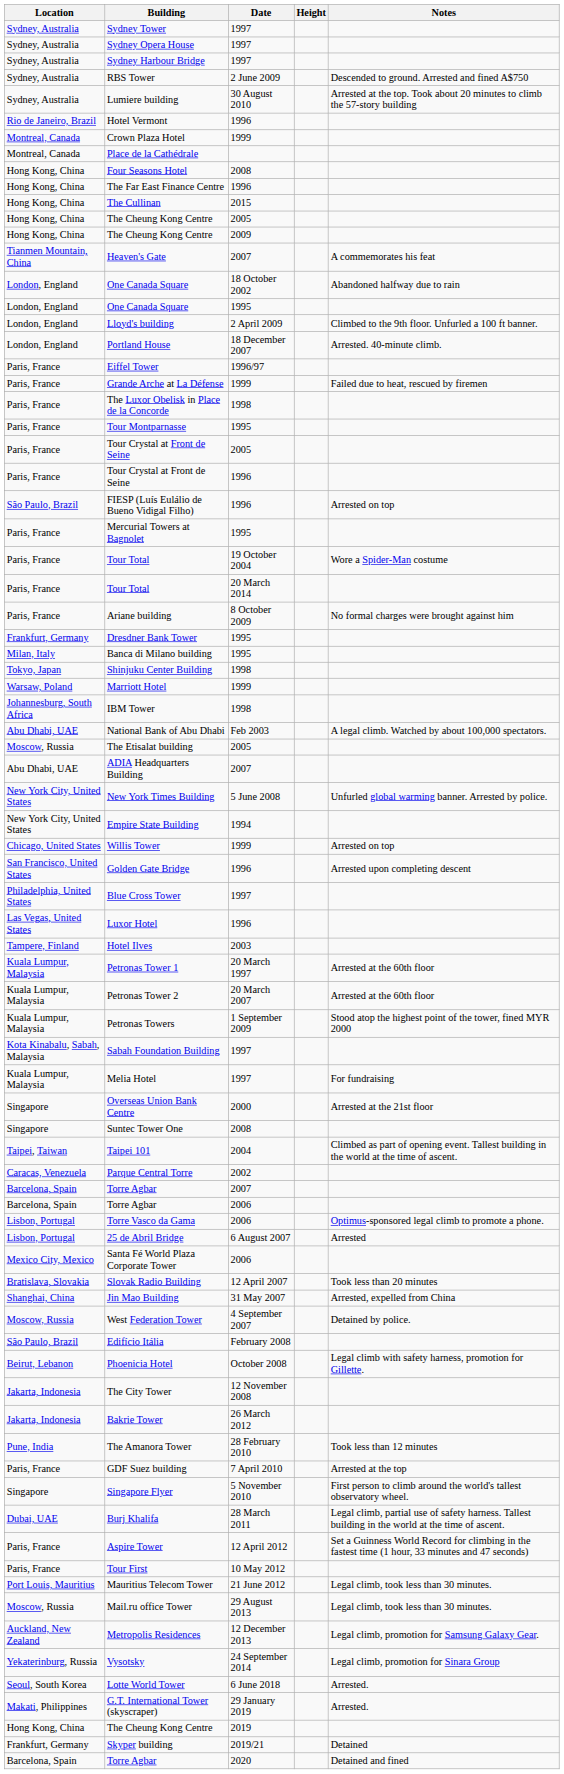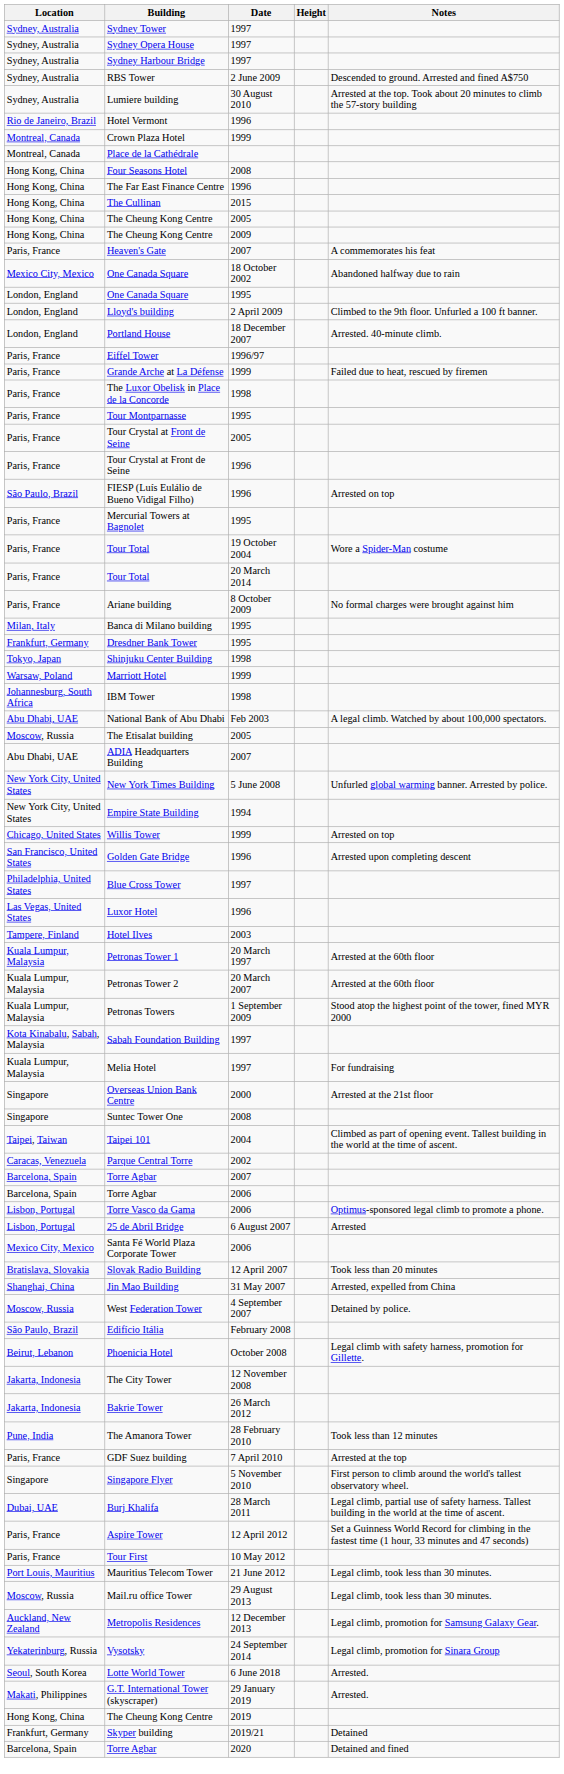(47, 257) Tianmen Mountain, China -> (33, 251) Paris, France
(42, 285) London, England -> (50, 273) Mexico City, Mexico
rows swapped: (152, 638) <-> (159, 654)
